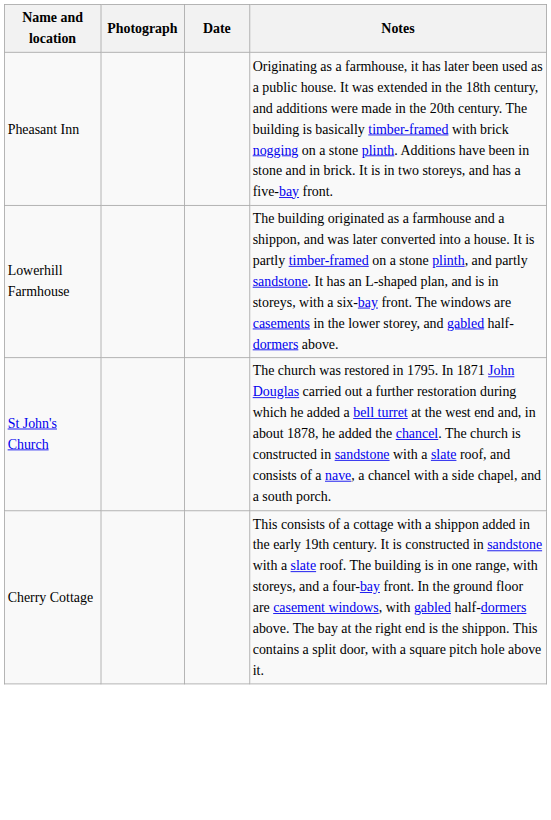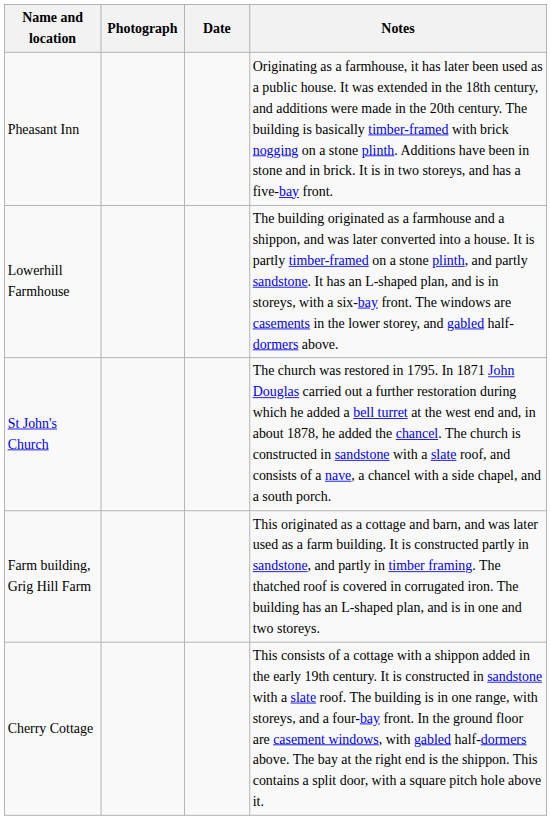+ row: (49, 576)
